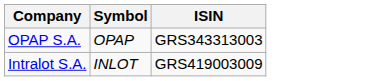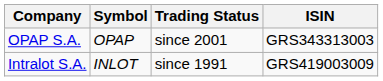+ column: (207, 16)
